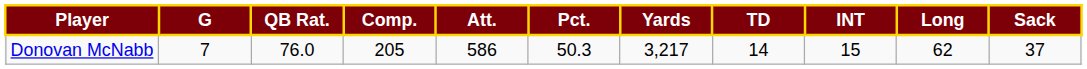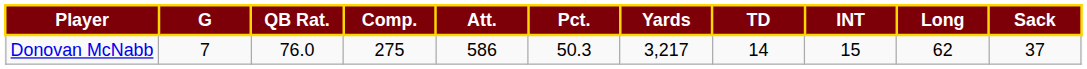(390, 50) 205 -> (390, 50) 275
